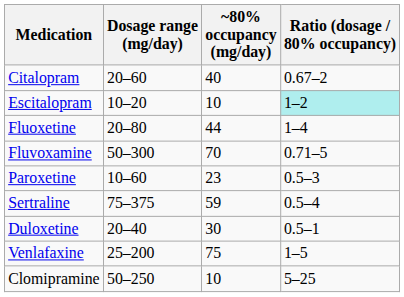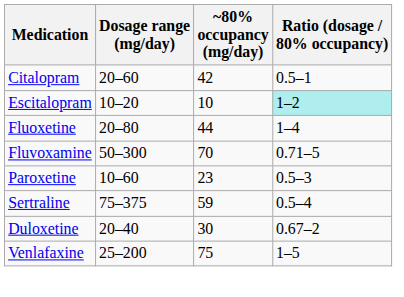(213, 77) 40 -> (205, 77) 42
(306, 77) 0.67–2 -> (294, 77) 0.5–1
(302, 228) 0.5–1 -> (298, 228) 0.67–2
- row: (54, 278)
